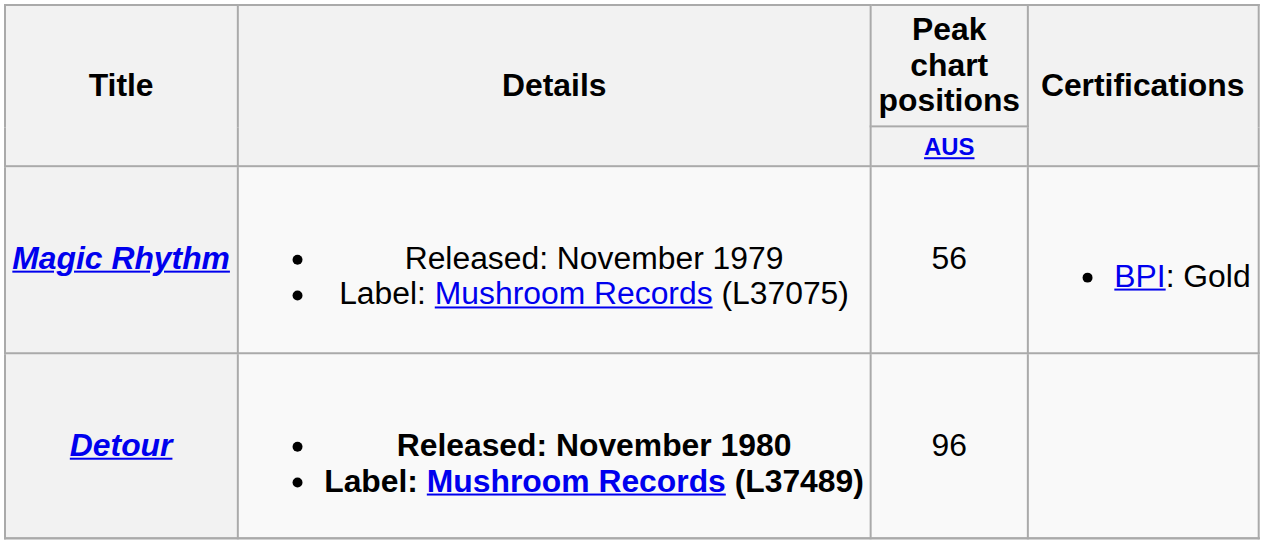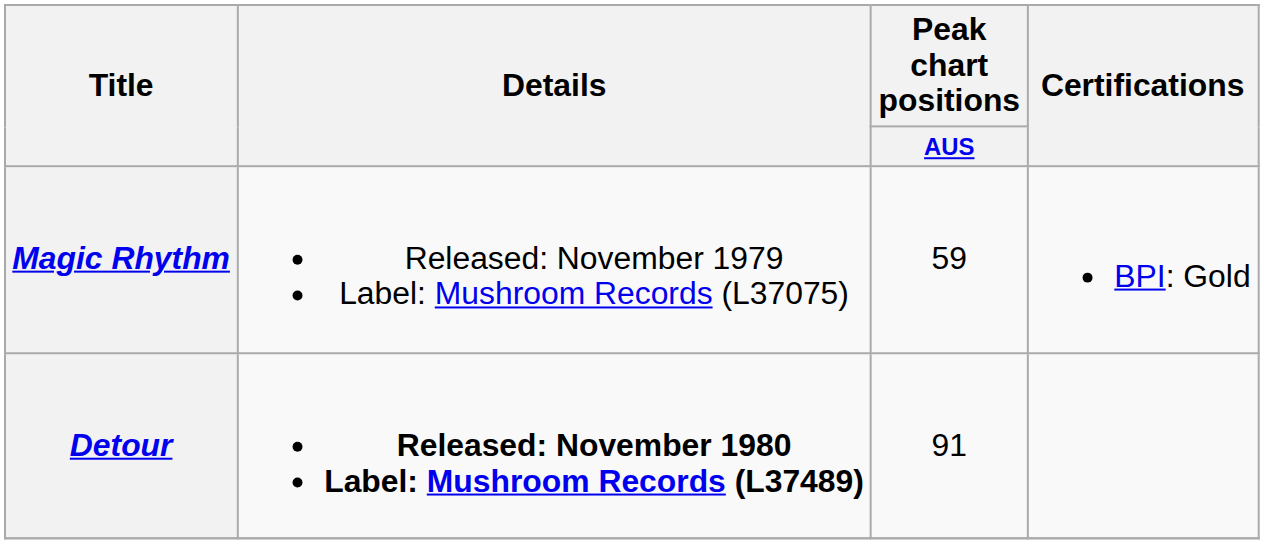(949, 258) 56 -> (949, 258) 59
(949, 444) 96 -> (949, 444) 91
